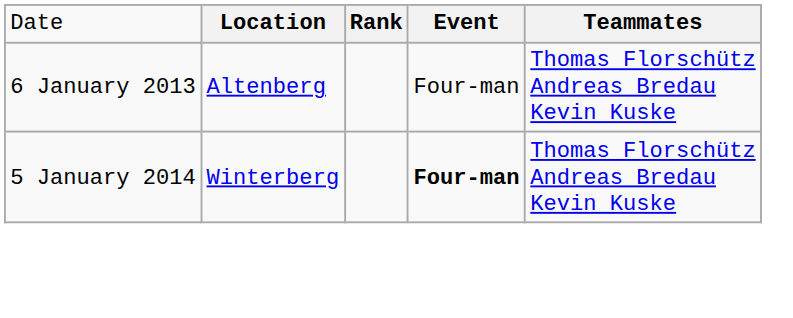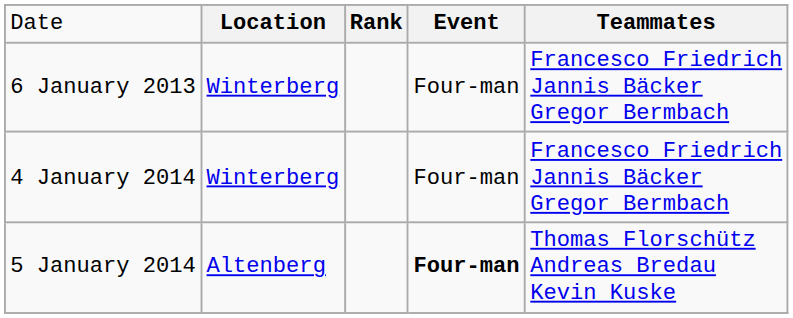(266, 87) Altenberg -> (273, 87) Winterberg
(643, 87) Thomas Florschütz Andreas Bredau Kevin Kuske -> (656, 87) Francesco Friedrich Jannis Bäcker Gregor Bermbach
+ row: (103, 177)
(273, 177) Winterberg -> (266, 267) Altenberg
